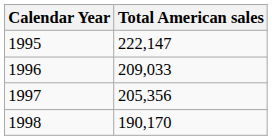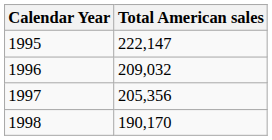(145, 69) 209,033 -> (145, 69) 209,032
